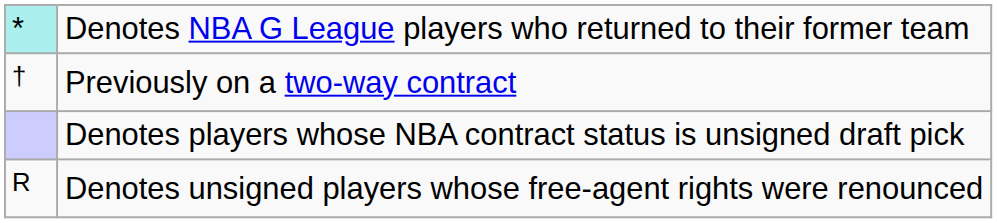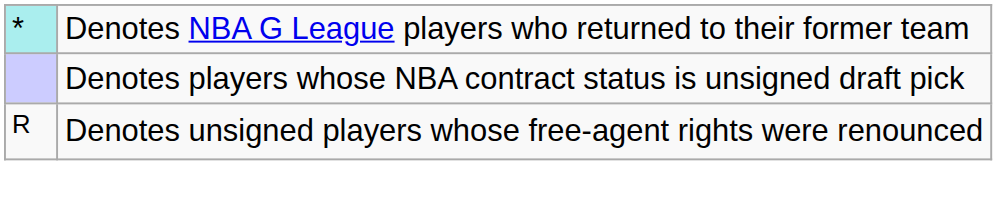- row: (291, 82)
